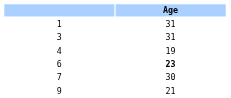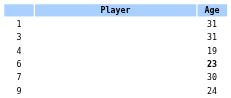+ column: (115, 10)
(170, 91) 21 -> (212, 91) 24
